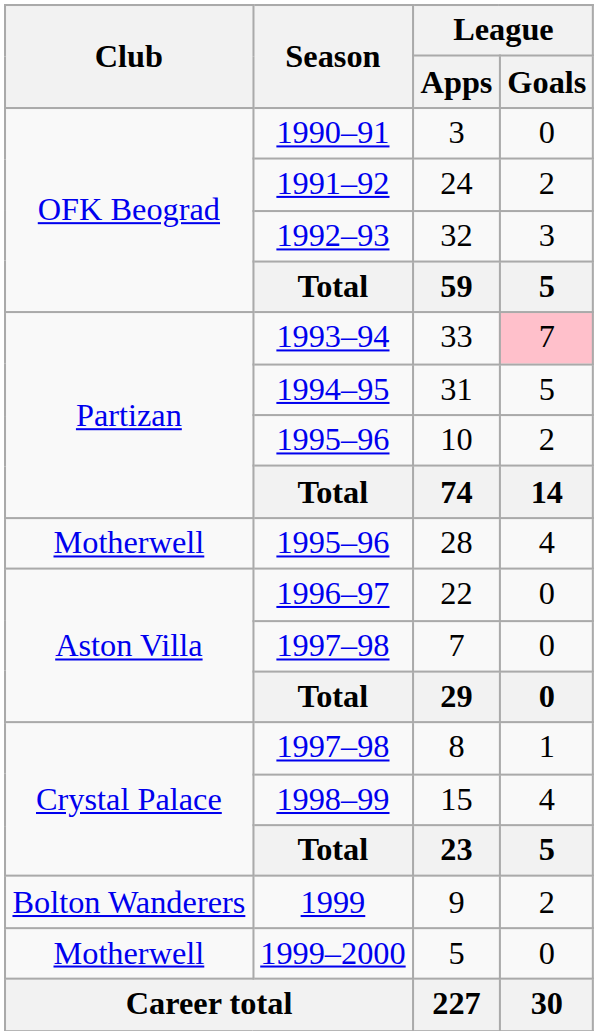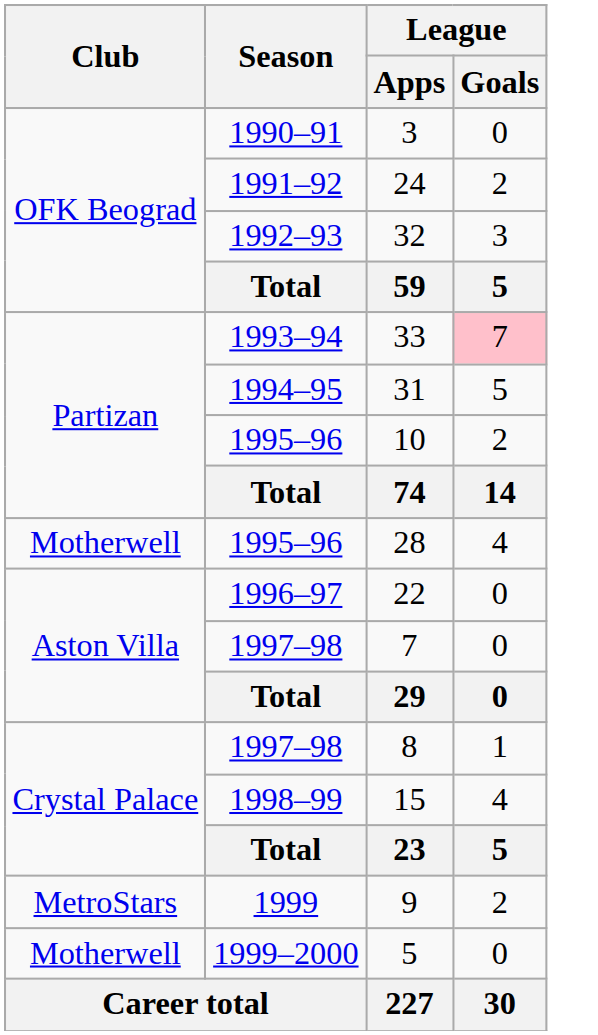(129, 901) Bolton Wanderers -> (105, 901) MetroStars
